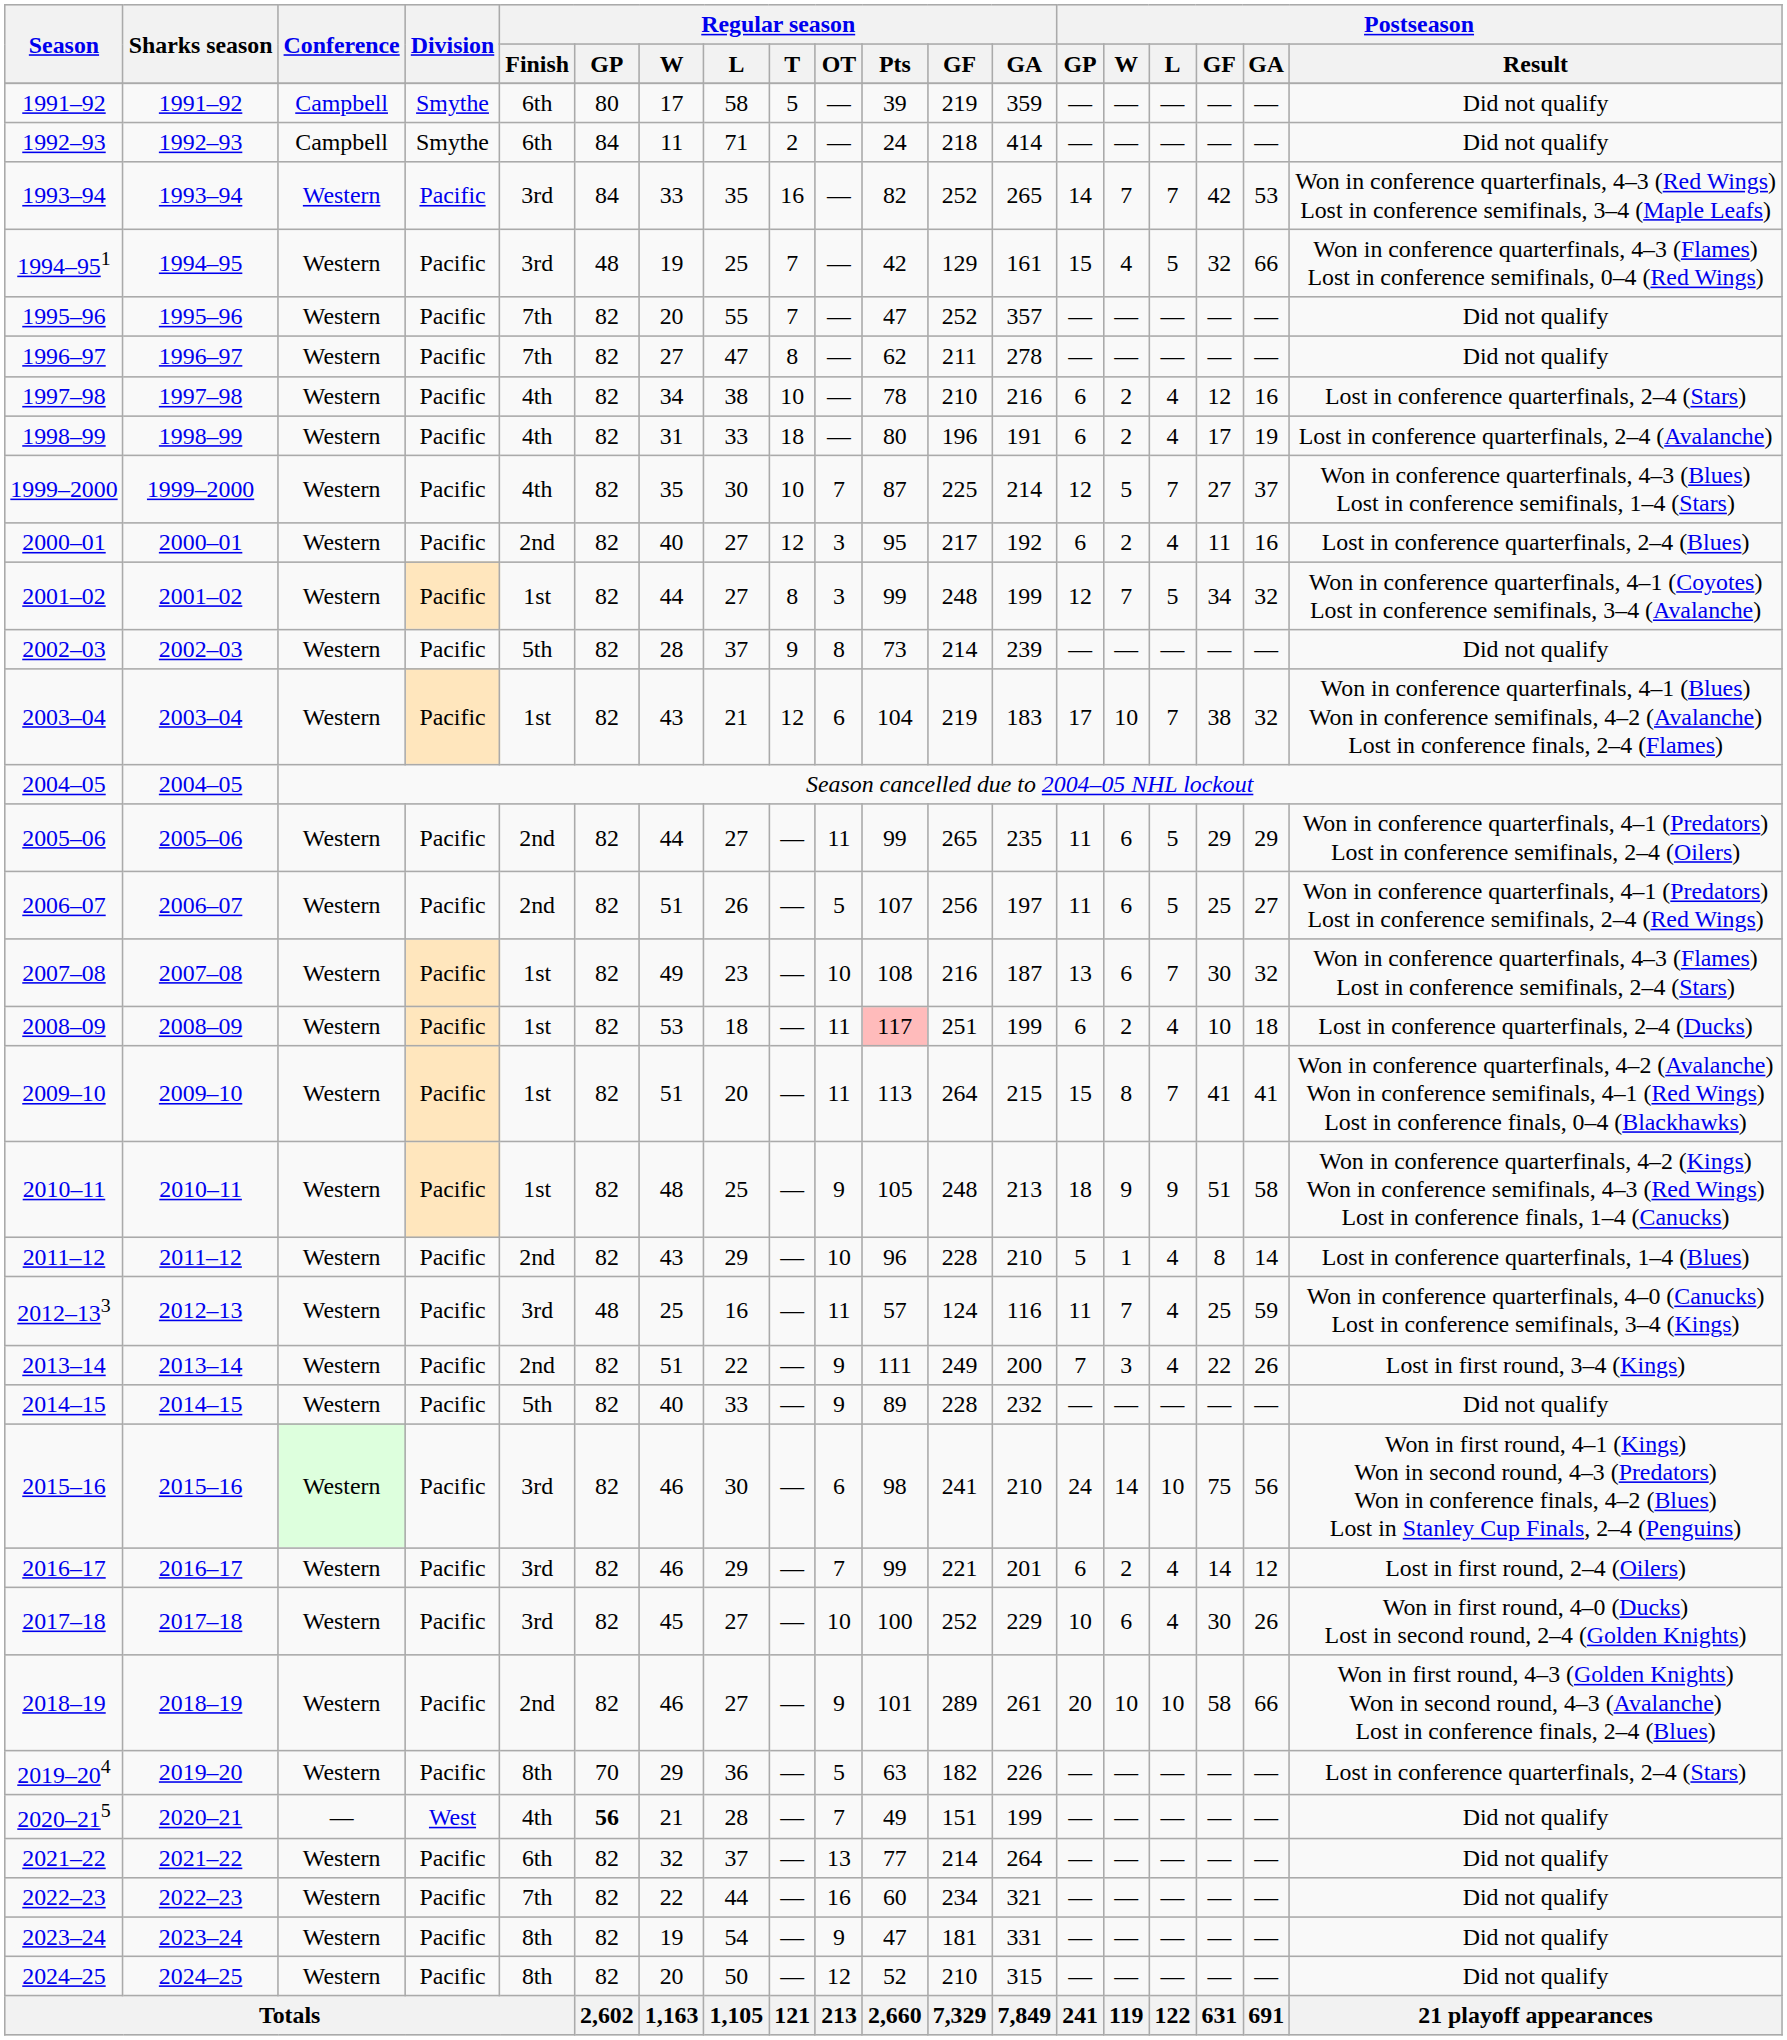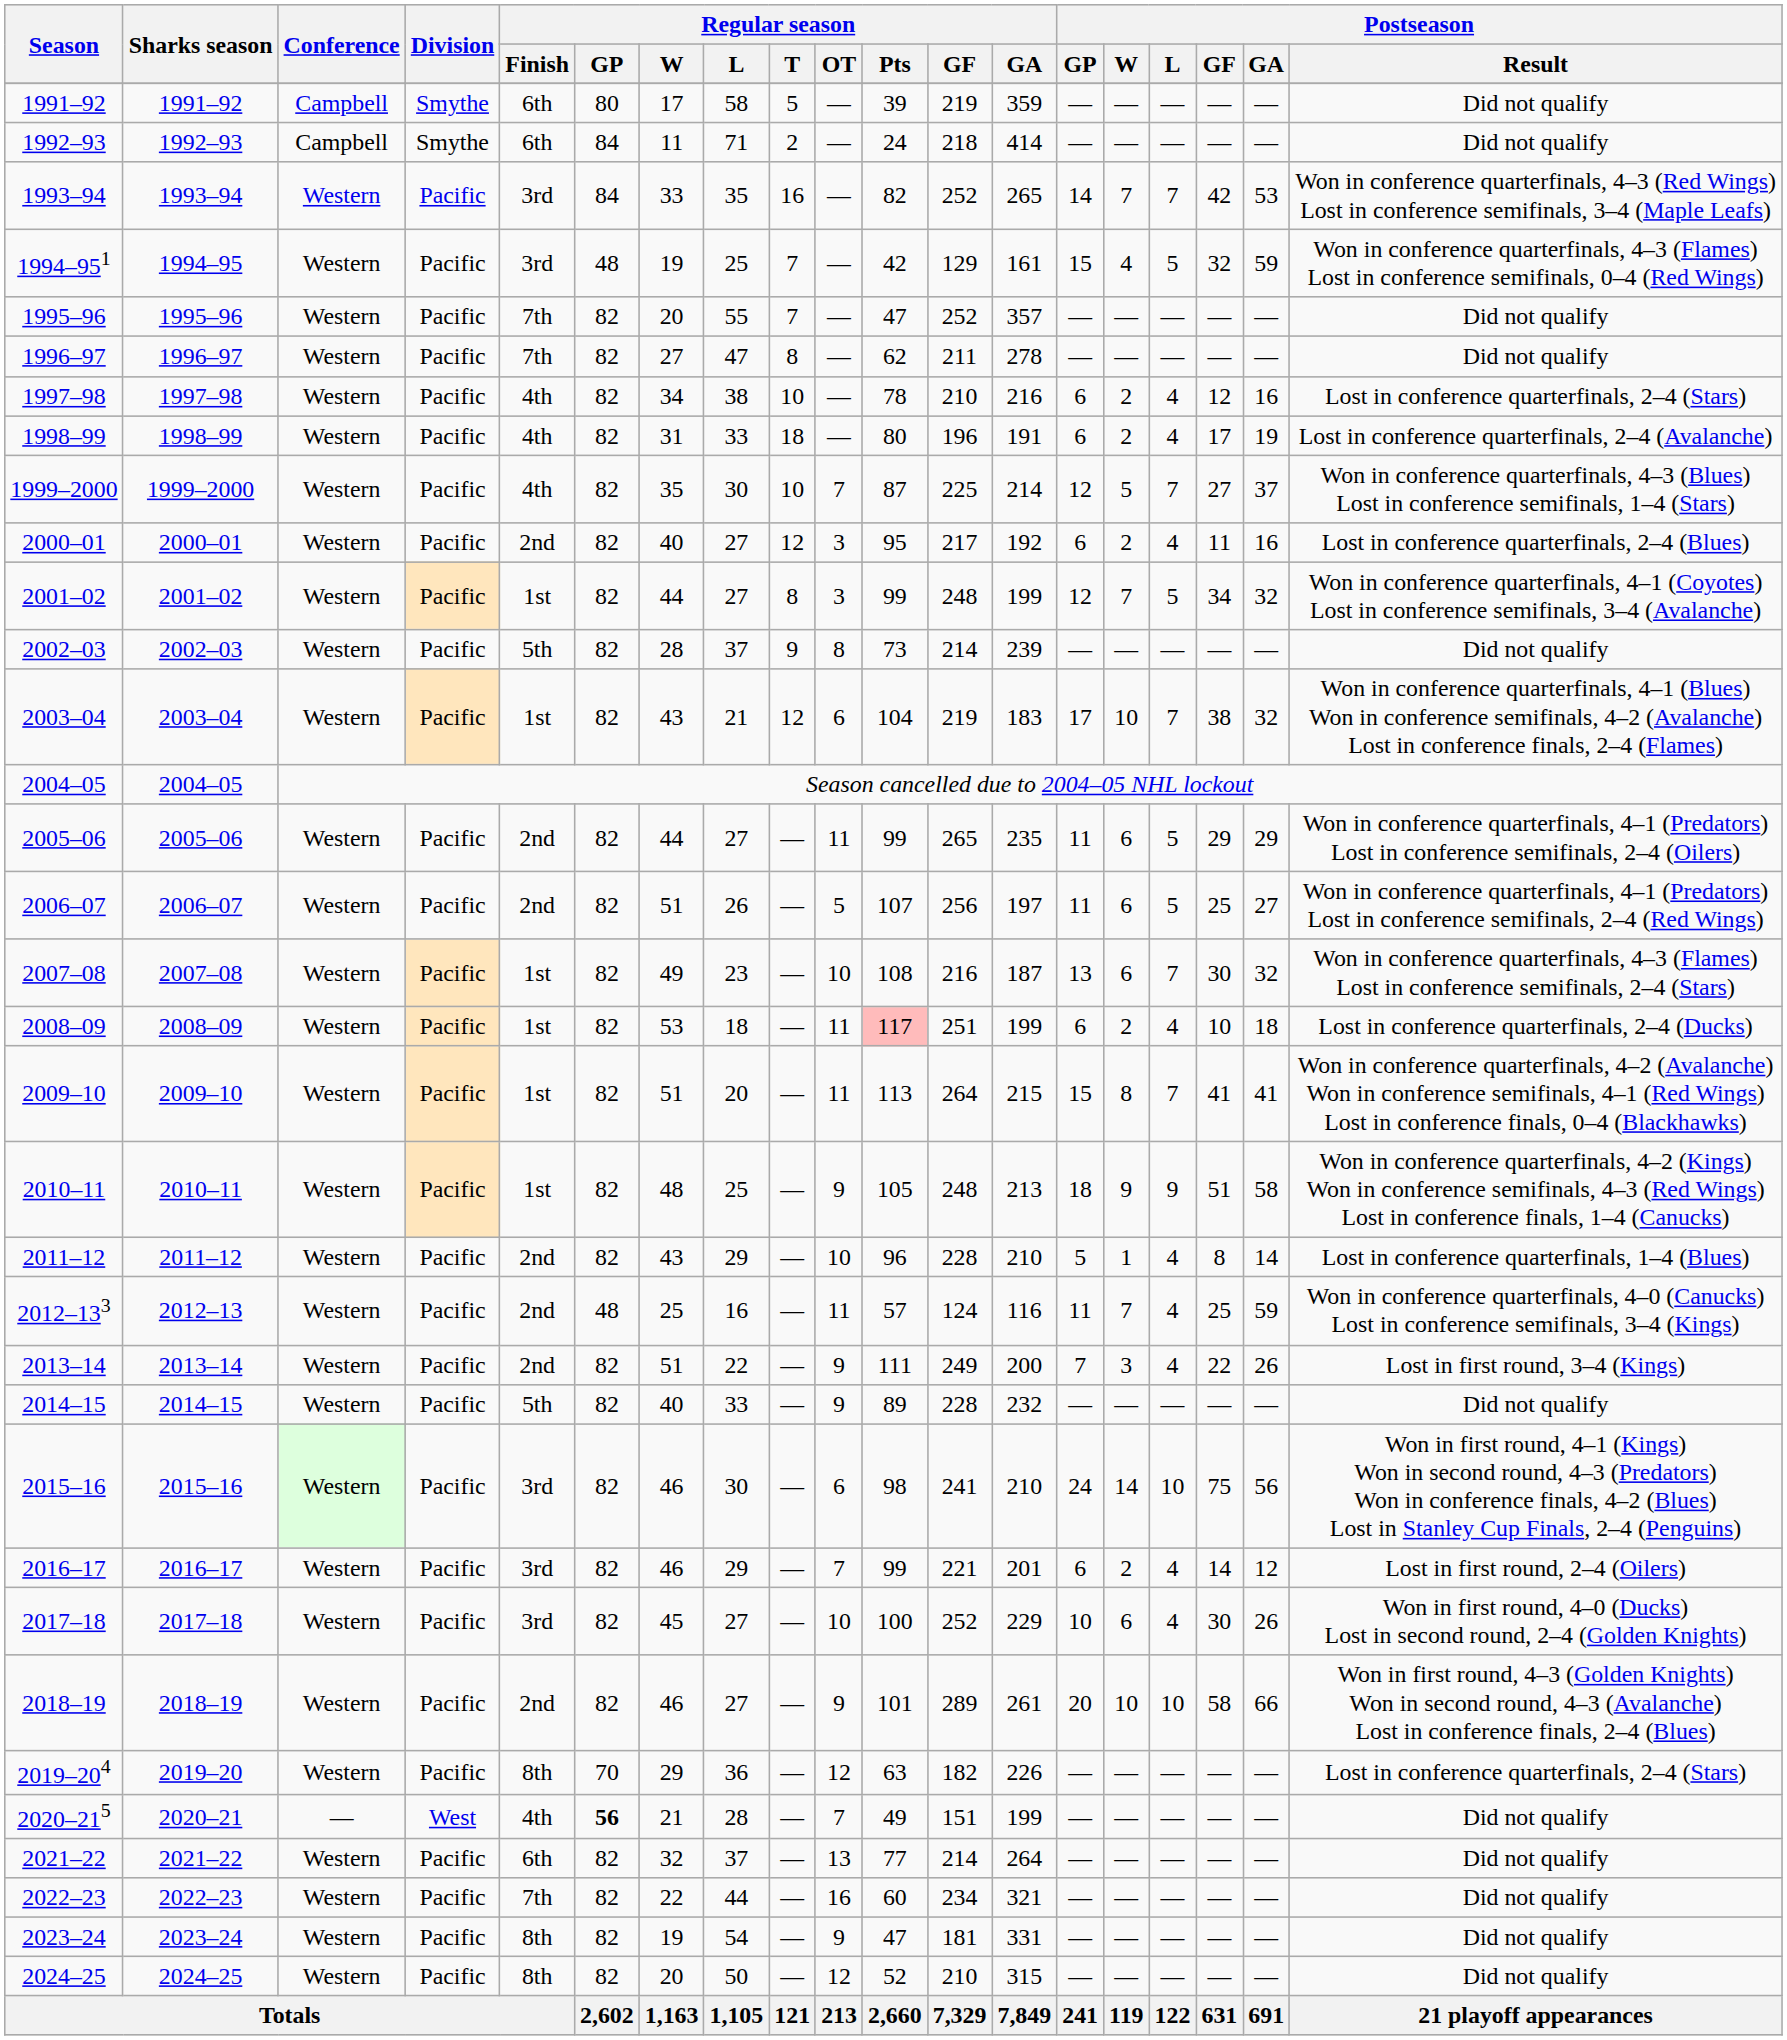(1266, 263) 66 -> (1266, 263) 59
(537, 1310) 3rd -> (537, 1310) 2nd
(839, 1772) 5 -> (839, 1772) 12
